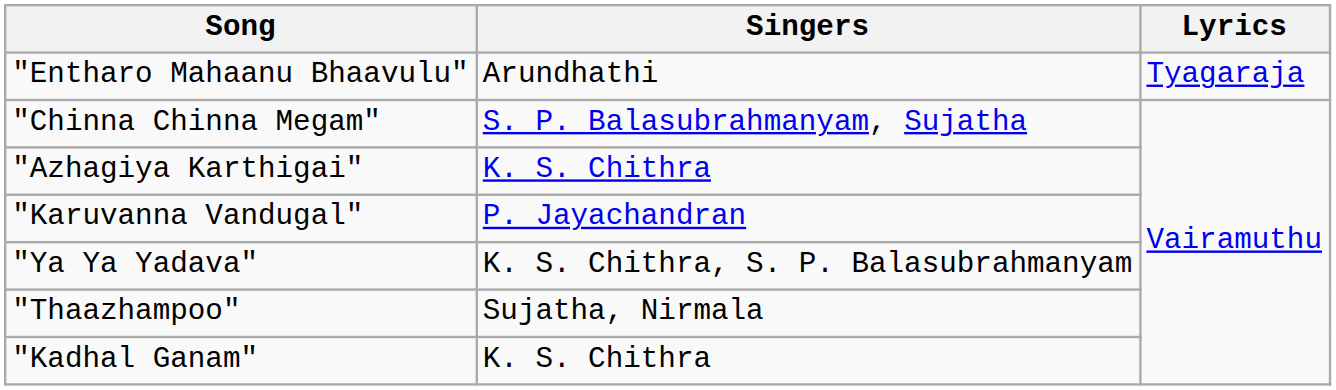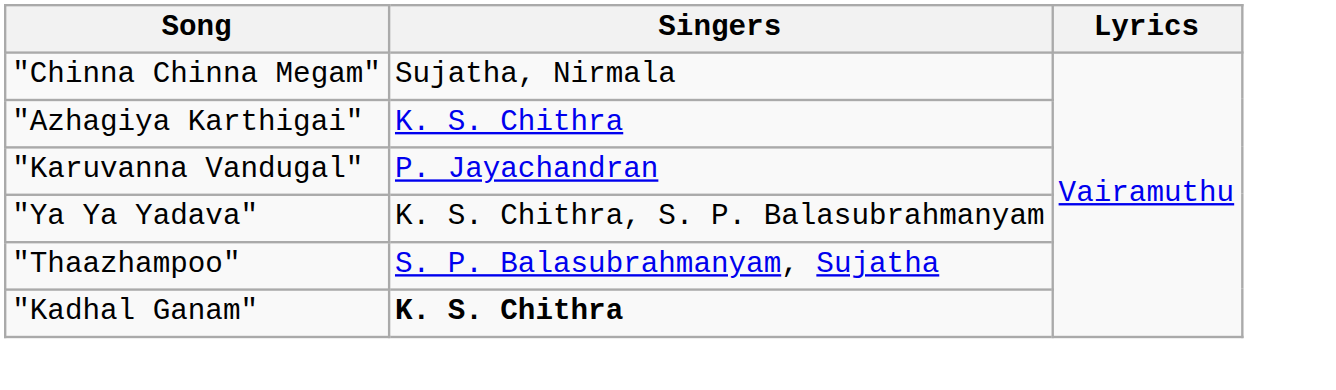- row: (240, 76)
(755, 124) S. P. Balasubrahmanyam, Sujatha -> (535, 76) Sujatha, Nirmala
(623, 313) Sujatha, Nirmala -> (667, 265) S. P. Balasubrahmanyam, Sujatha
(597, 360) normal -> (509, 313) bold
